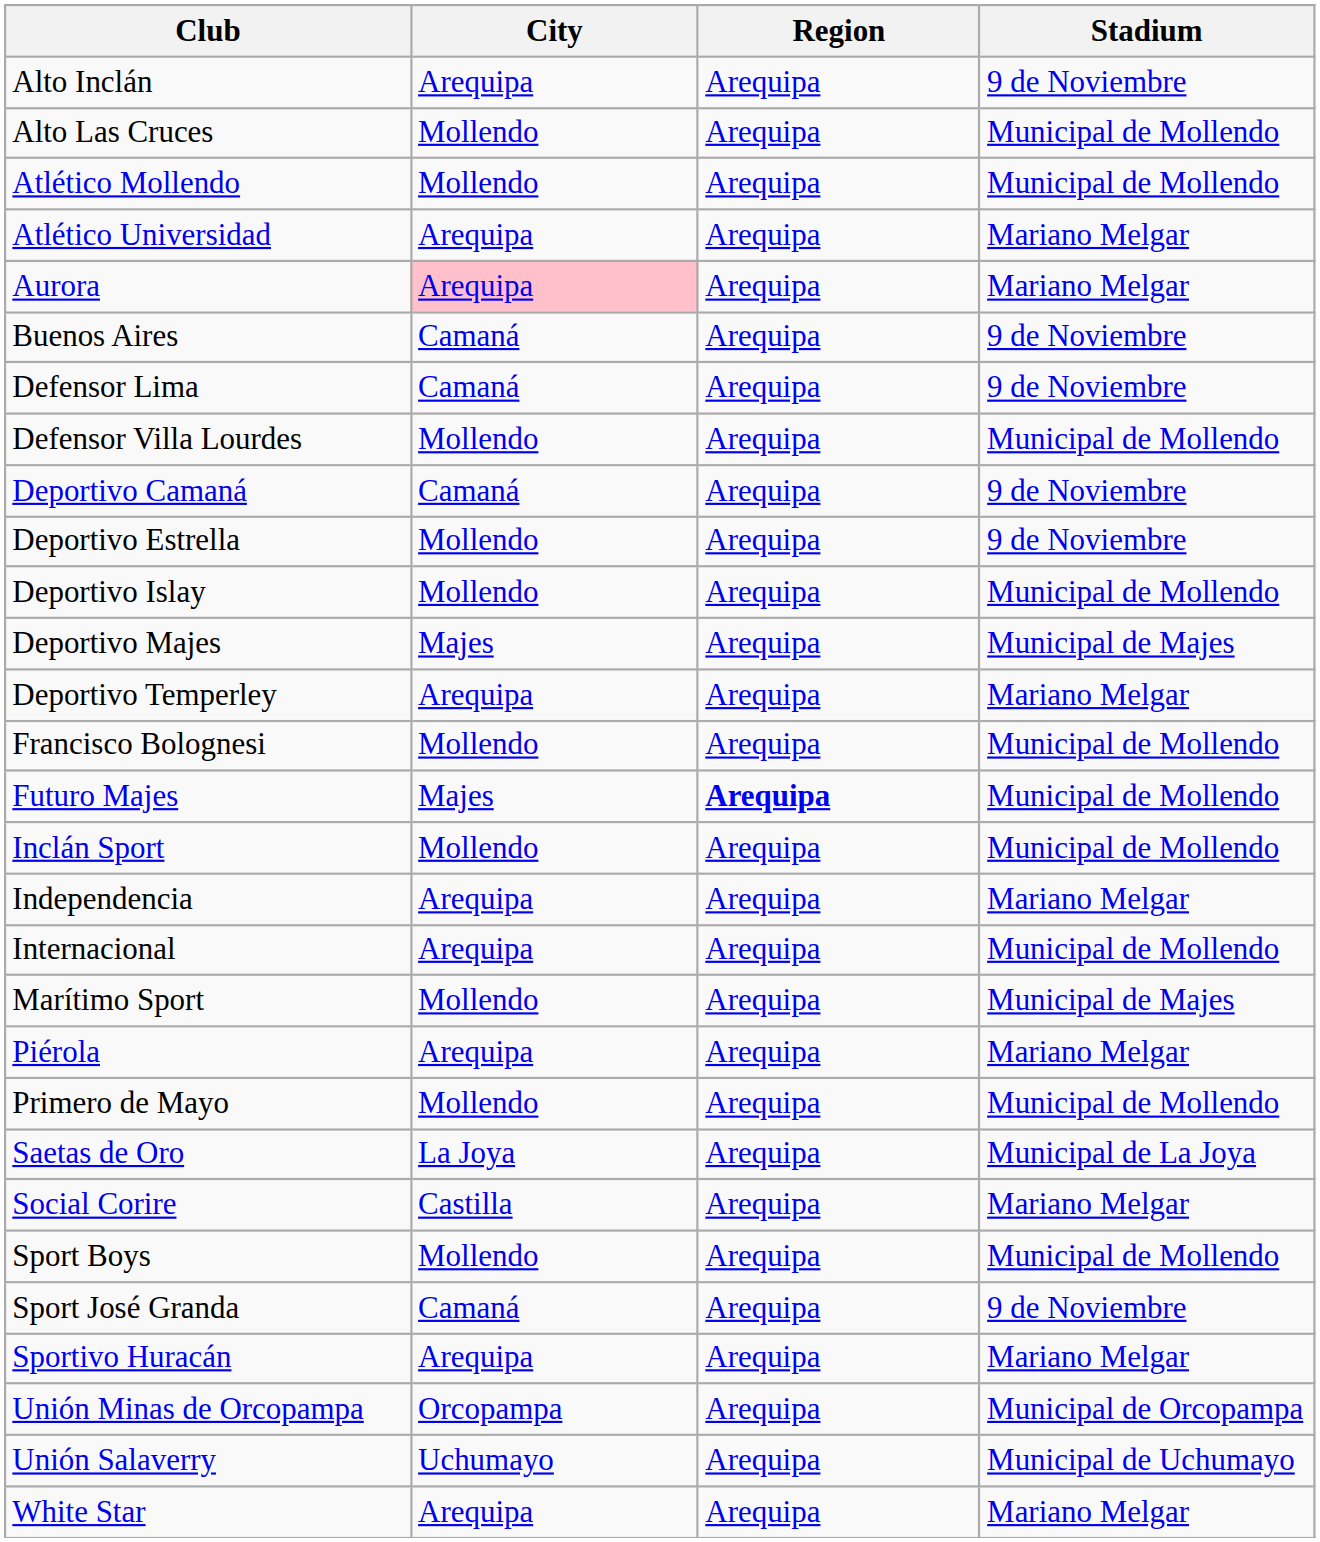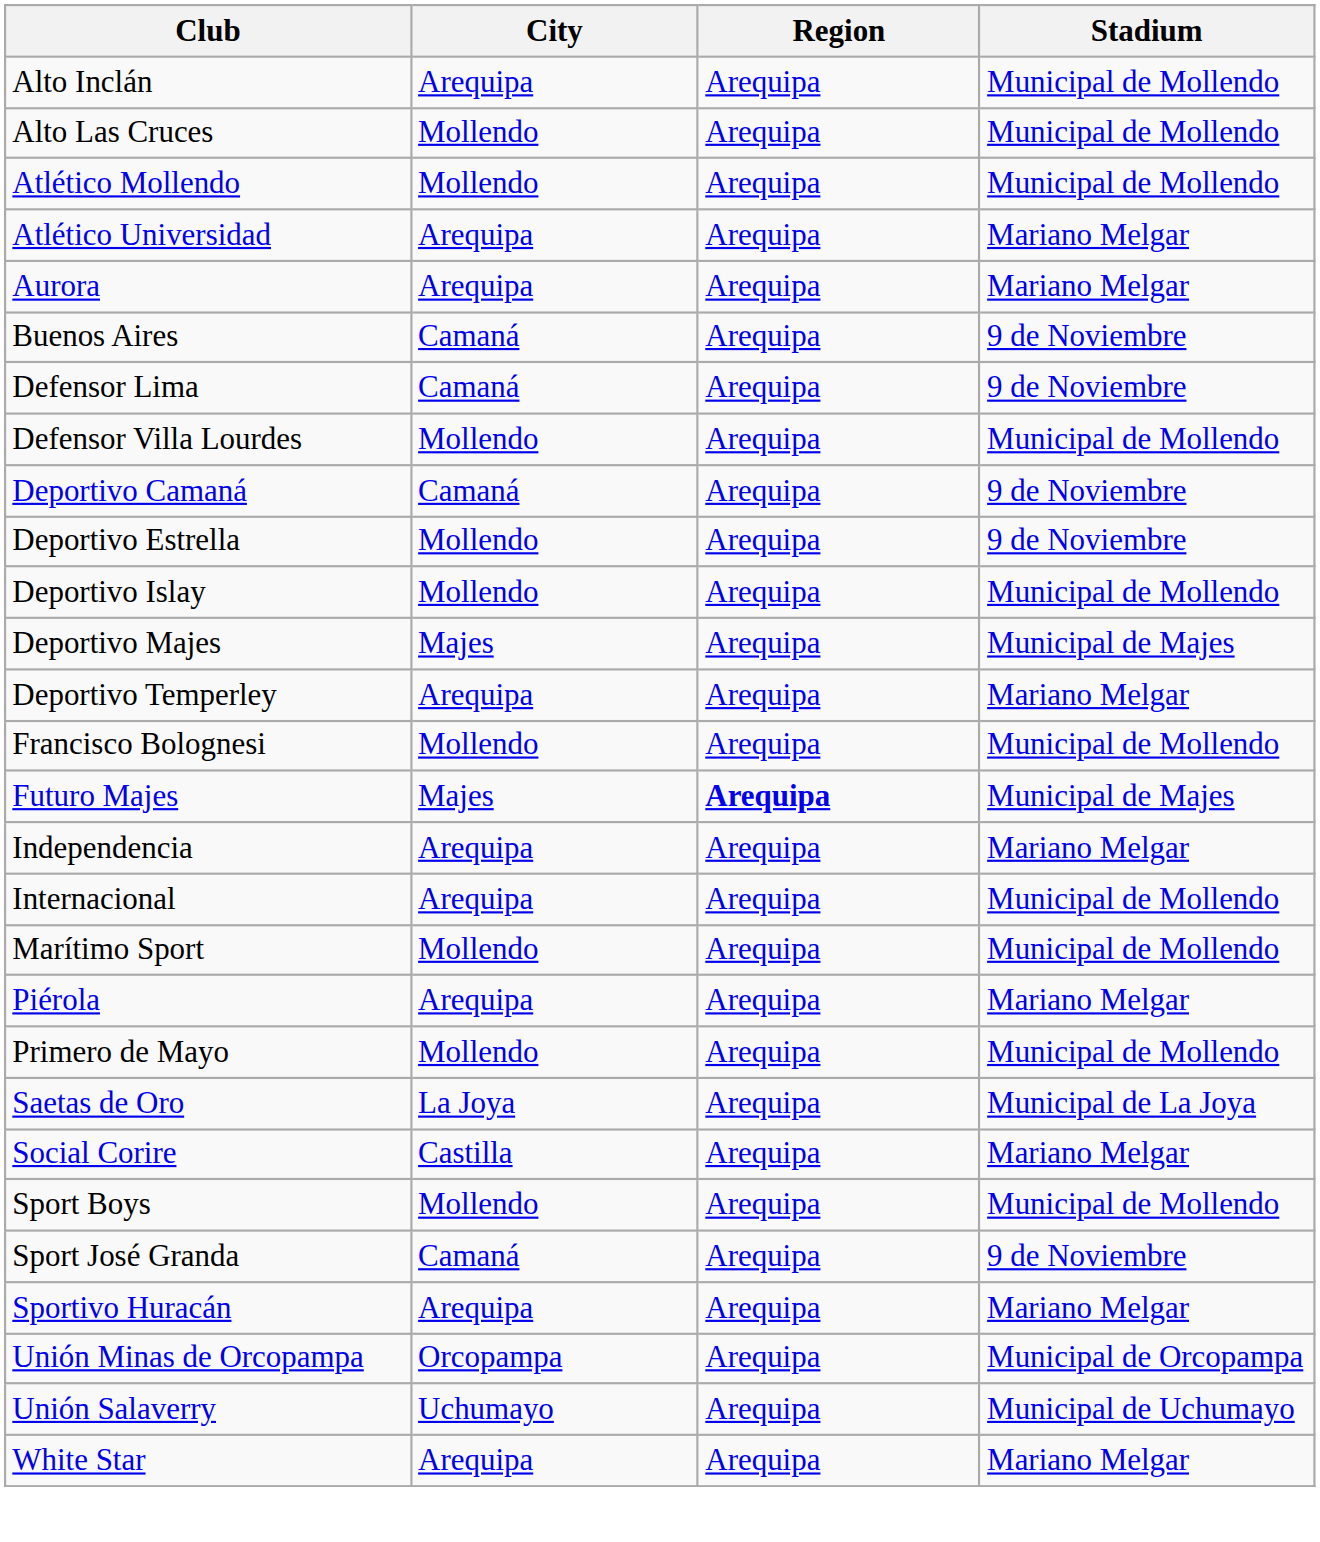(1087, 81) 9 de Noviembre -> (1133, 81) Municipal de Mollendo
(476, 285) pink background -> (476, 285) no background
(1133, 796) Municipal de Mollendo -> (1111, 796) Municipal de Majes
- row: (88, 847)
(1111, 1000) Municipal de Majes -> (1133, 949) Municipal de Mollendo
